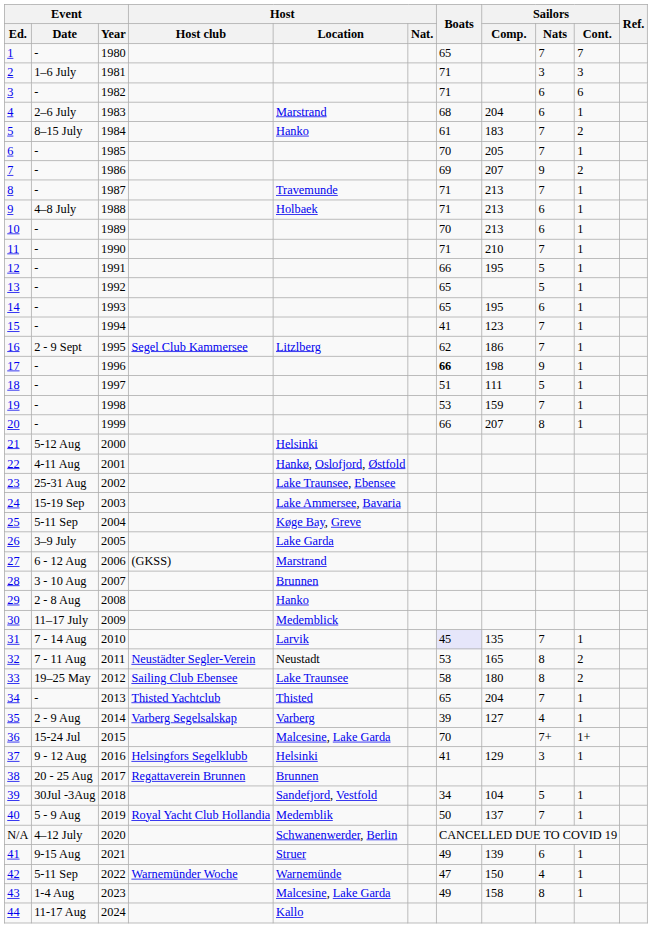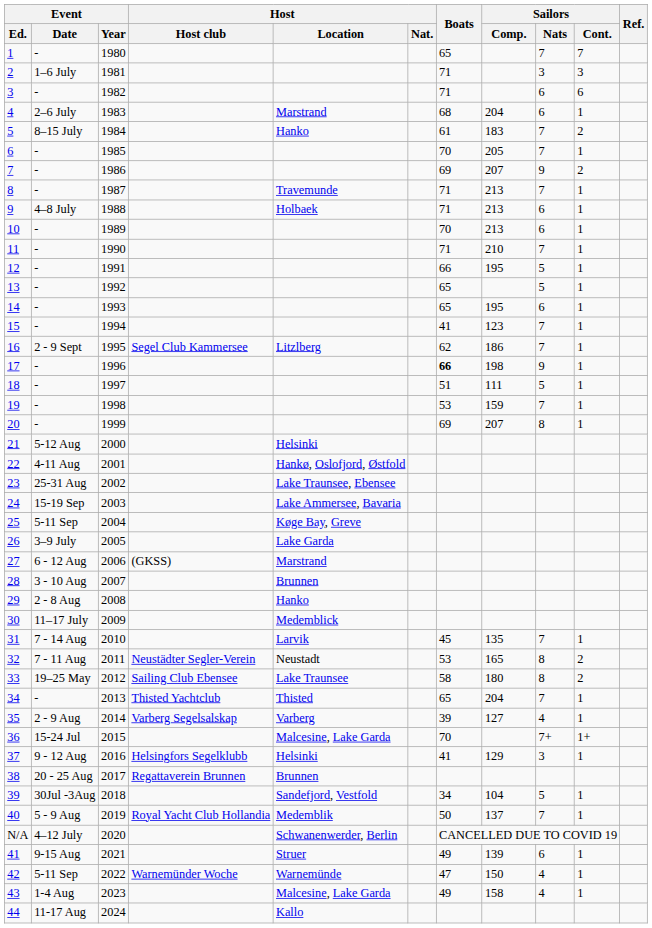(445, 424) 66 -> (445, 424) 69
(445, 639) lavender background -> (445, 639) no background
(542, 893) 8 -> (542, 893) 4
